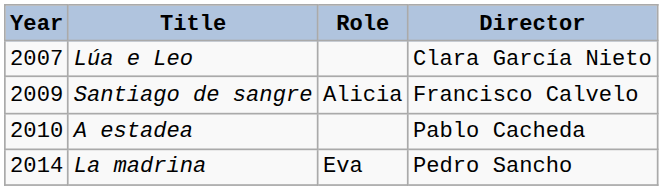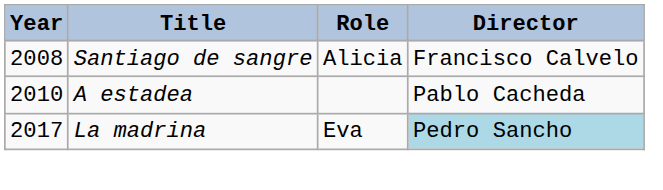- row: (133, 59)
(37, 95) 2009 -> (37, 59) 2008
(37, 167) 2014 -> (37, 131) 2017
(493, 167) no background -> (493, 131) lightblue background
